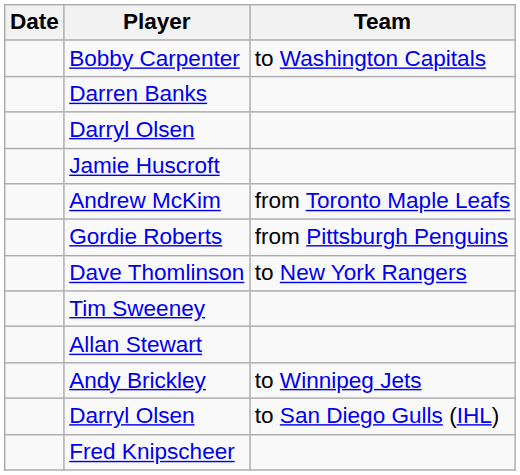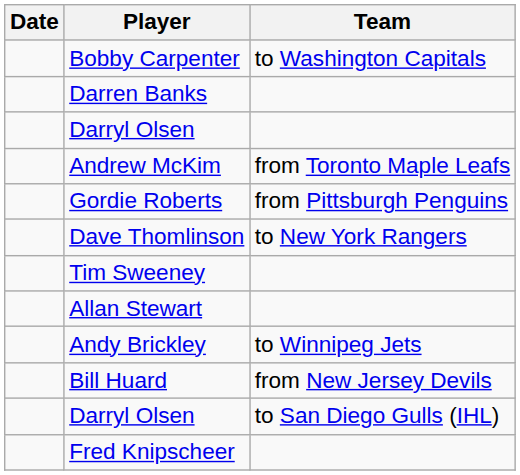- row: (144, 165)
+ row: (118, 380)
